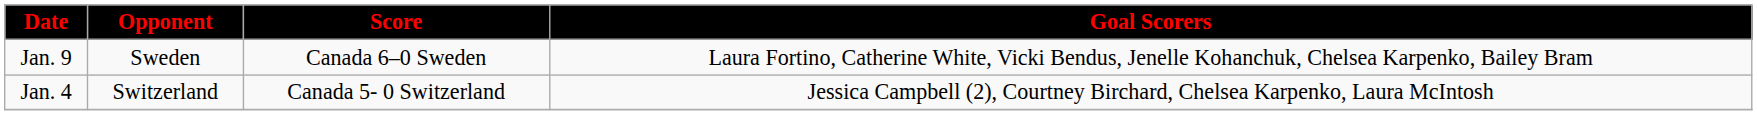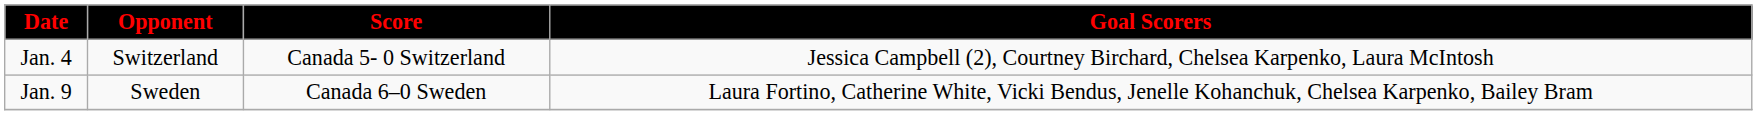rows swapped: (46, 92) <-> (46, 57)
